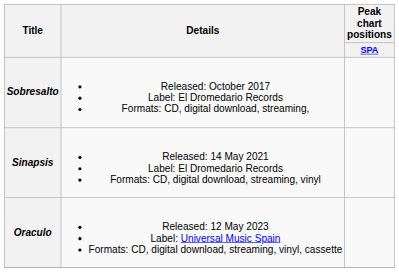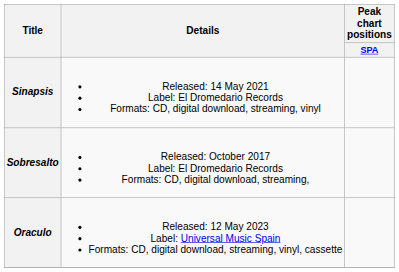rows swapped: (33, 92) <-> (33, 162)
